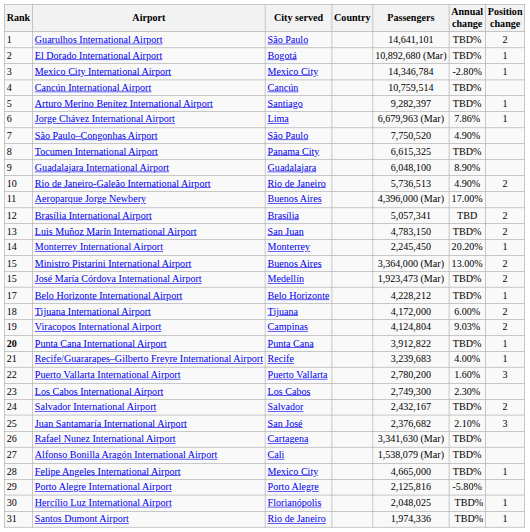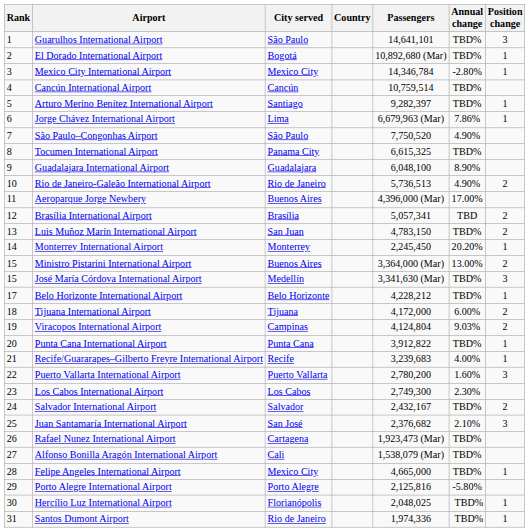(505, 39) 2 -> (505, 39) 3
(411, 279) 1,923,473 (Mar) -> (411, 279) 3,341,630 (Mar)
(505, 279) 2 -> (505, 279) 3
(12, 343) bold -> (12, 343) normal
(411, 439) 3,341,630 (Mar) -> (411, 439) 1,923,473 (Mar)
